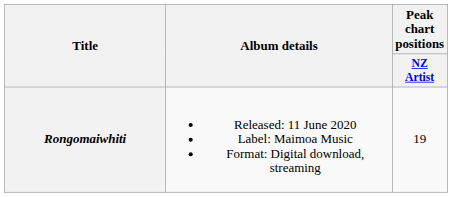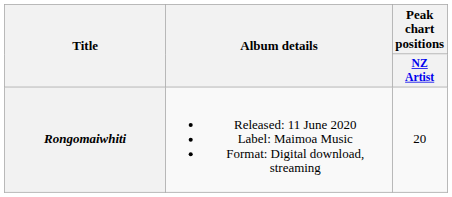(420, 139) 19 -> (420, 139) 20
